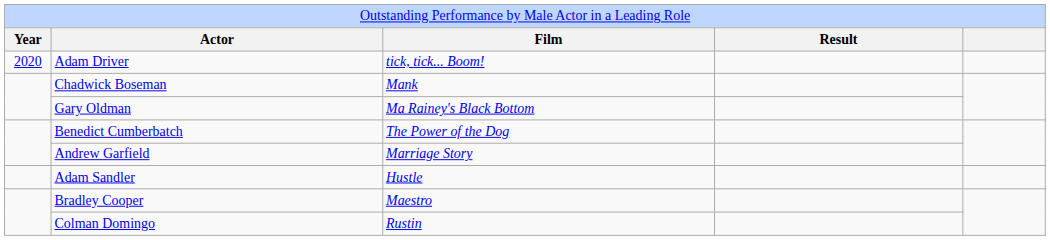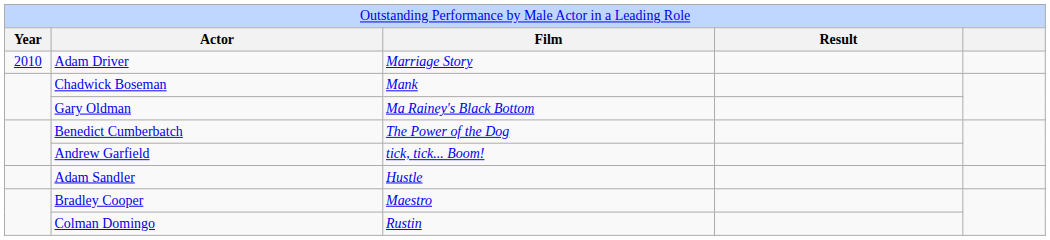(28, 62) 2020 -> (28, 62) 2010
(435, 62) tick, tick... Boom! -> (429, 62) Marriage Story
(429, 154) Marriage Story -> (435, 154) tick, tick... Boom!
